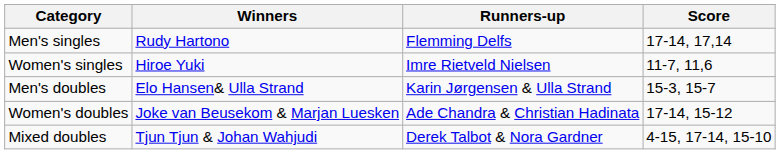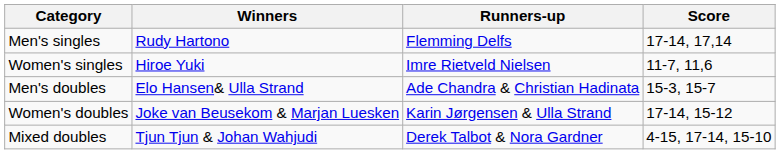(509, 88) Karin Jørgensen & Ulla Strand -> (523, 88) Ade Chandra & Christian Hadinata
(523, 112) Ade Chandra & Christian Hadinata -> (509, 112) Karin Jørgensen & Ulla Strand
